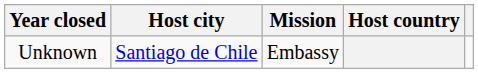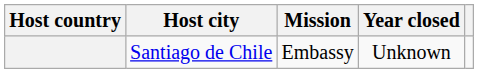columns swapped: (404, 20) <-> (58, 20)
